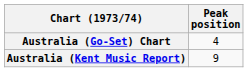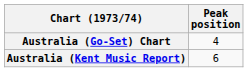(216, 58) 9 -> (216, 58) 6
